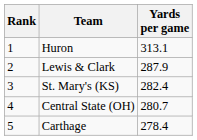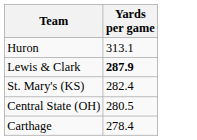- column: (22, 21)
(154, 67) normal -> (120, 67) bold
(154, 106) 280.7 -> (120, 106) 280.5
